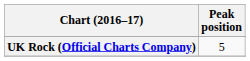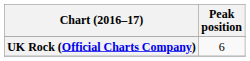(222, 46) 5 -> (222, 46) 6
